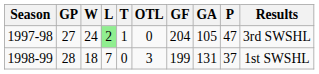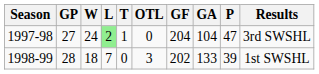(207, 36) 105 -> (207, 36) 104
(180, 58) 199 -> (180, 58) 202
(207, 58) 131 -> (207, 58) 133
(230, 58) 37 -> (230, 58) 39
